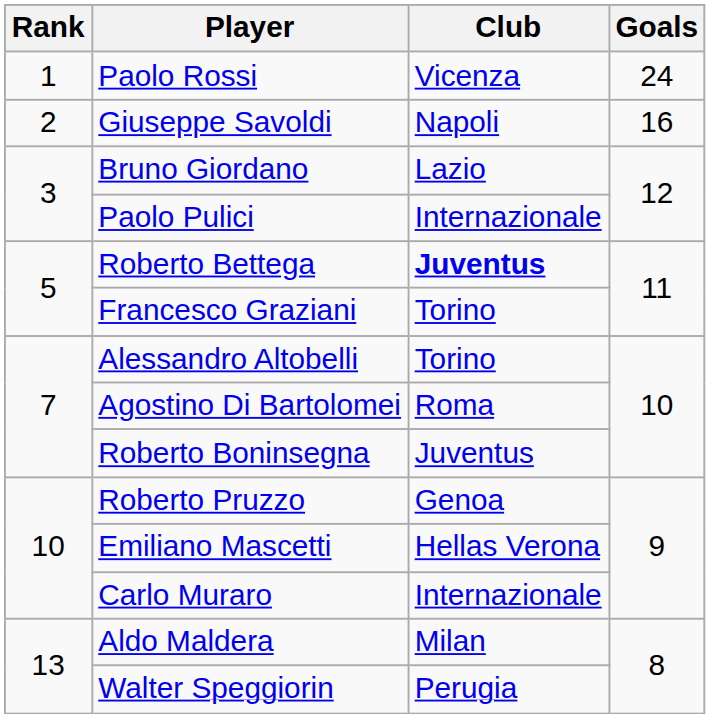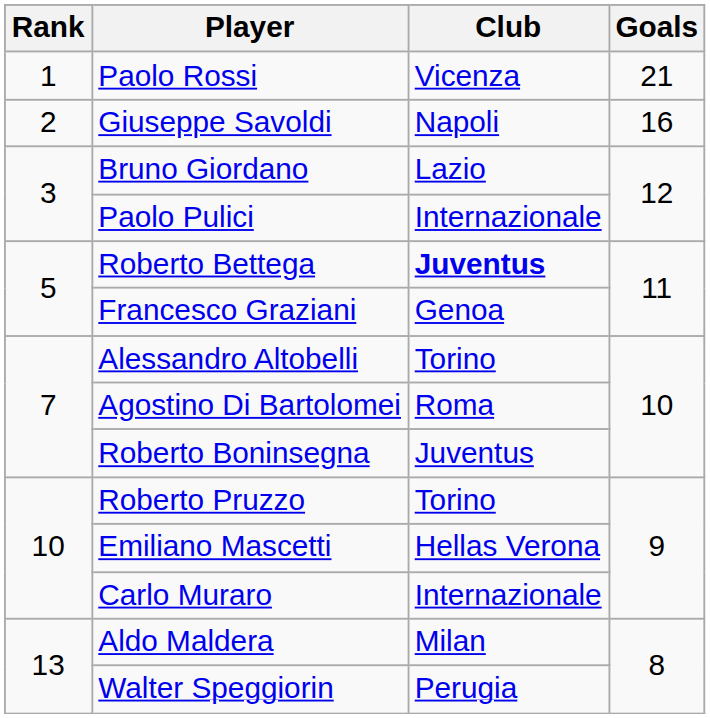(657, 75) 24 -> (657, 75) 21
(455, 311) Torino -> (459, 311) Genoa
(459, 500) Genoa -> (455, 500) Torino
